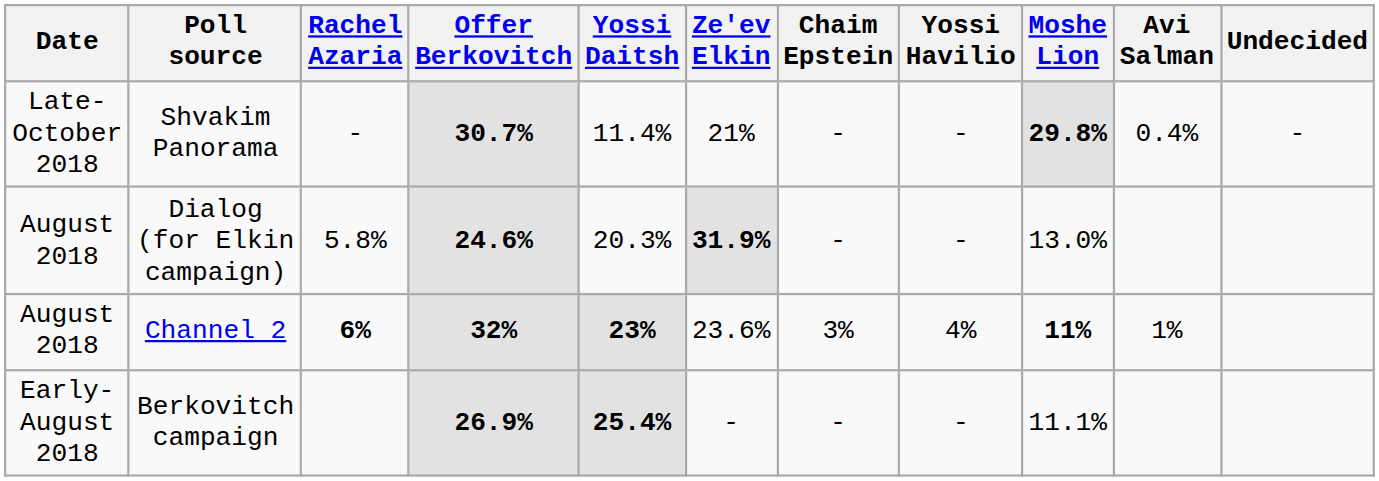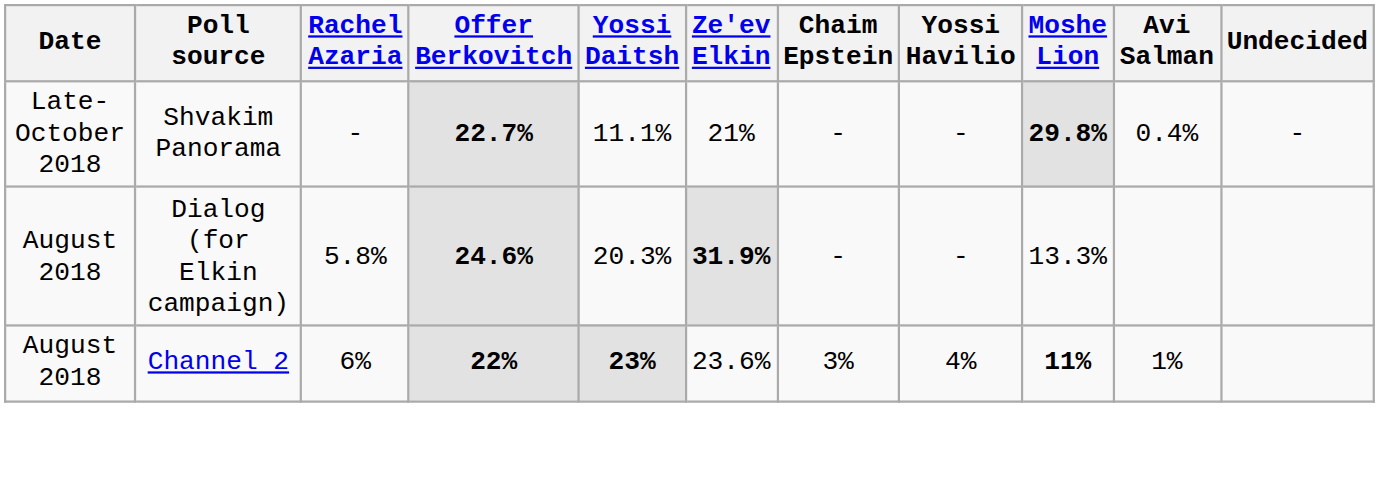(494, 134) 30.7% -> (494, 134) 22.7%
(632, 134) 11.4% -> (632, 134) 11.1%
(1068, 240) 13.0% -> (1068, 256) 13.3%
(355, 331) bold -> (355, 363) normal
(494, 331) 32% -> (494, 363) 22%
- row: (216, 422)
